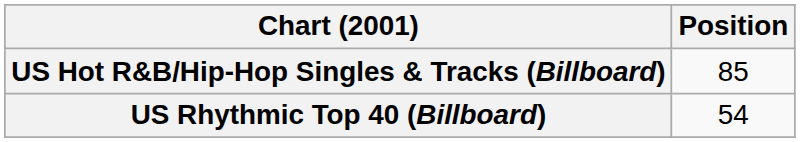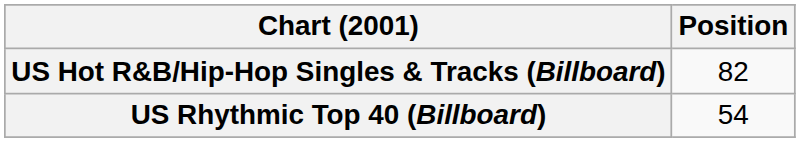(733, 70) 85 -> (733, 70) 82
